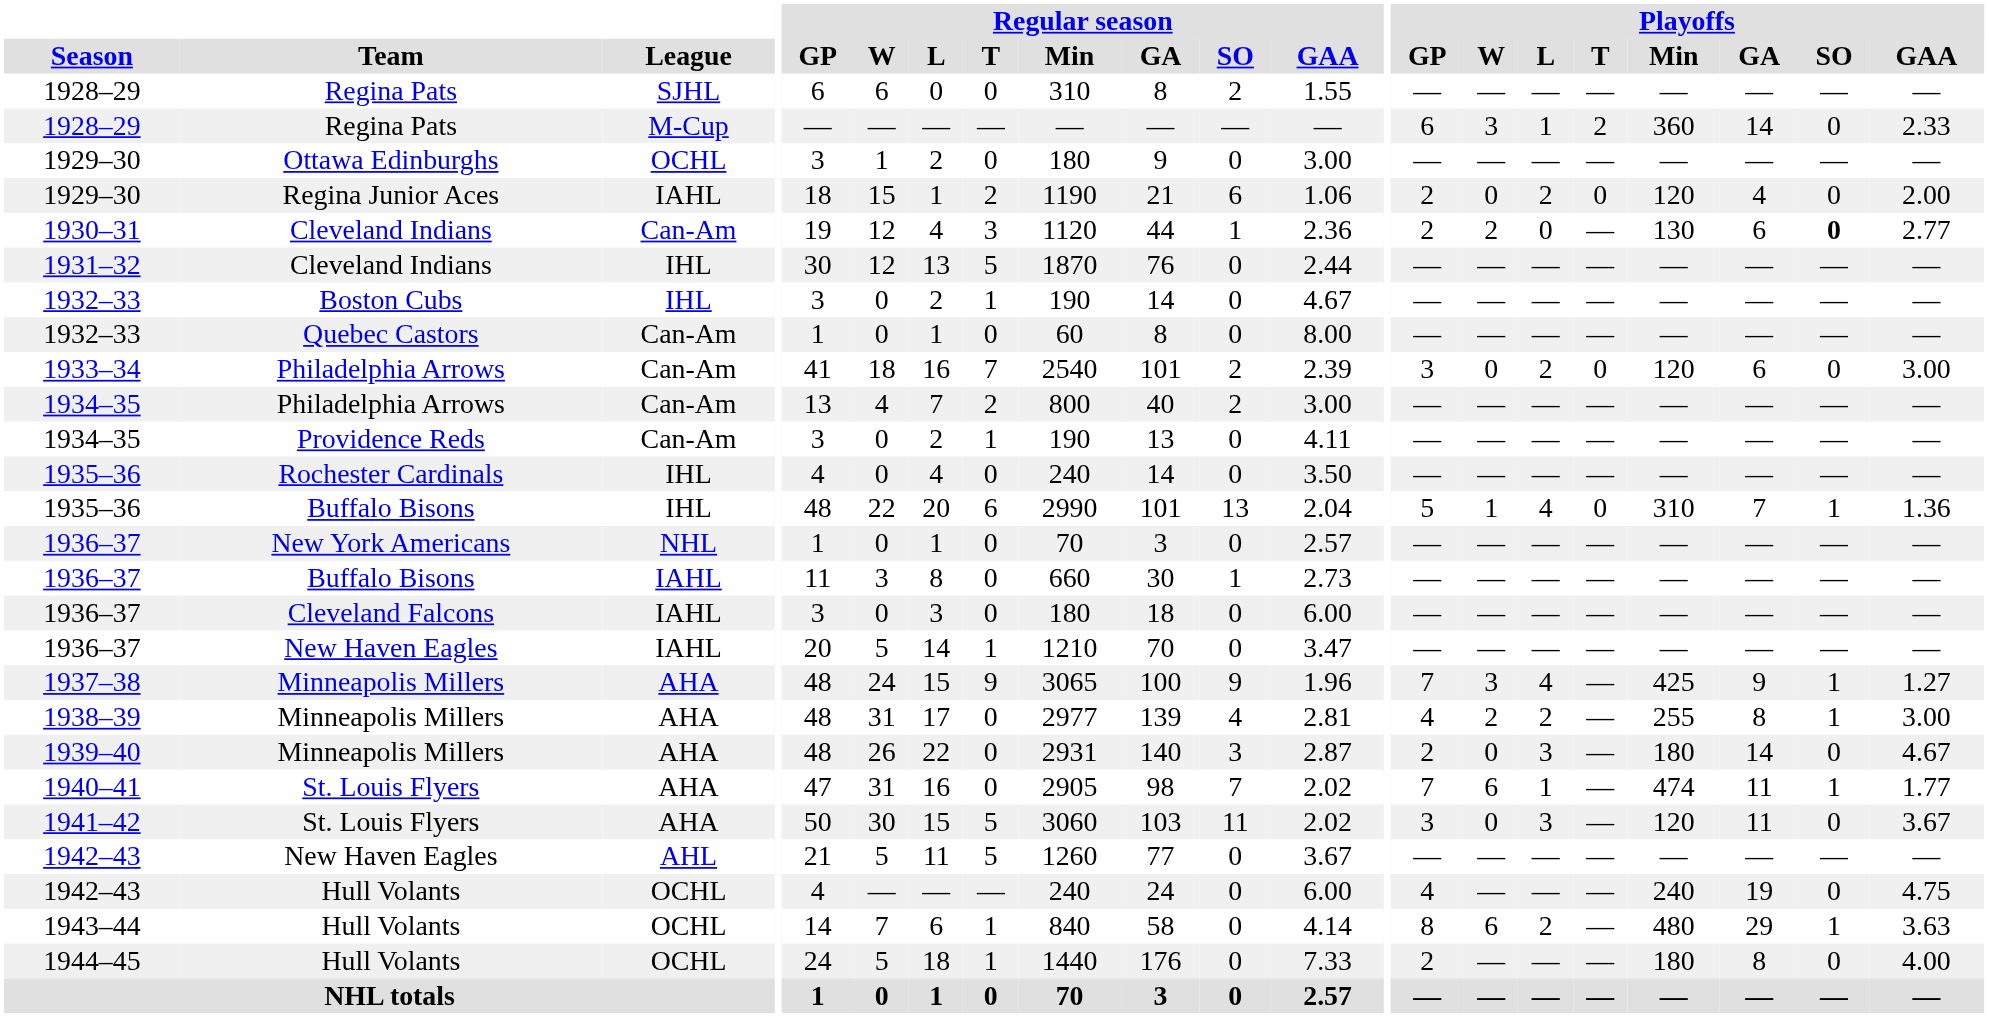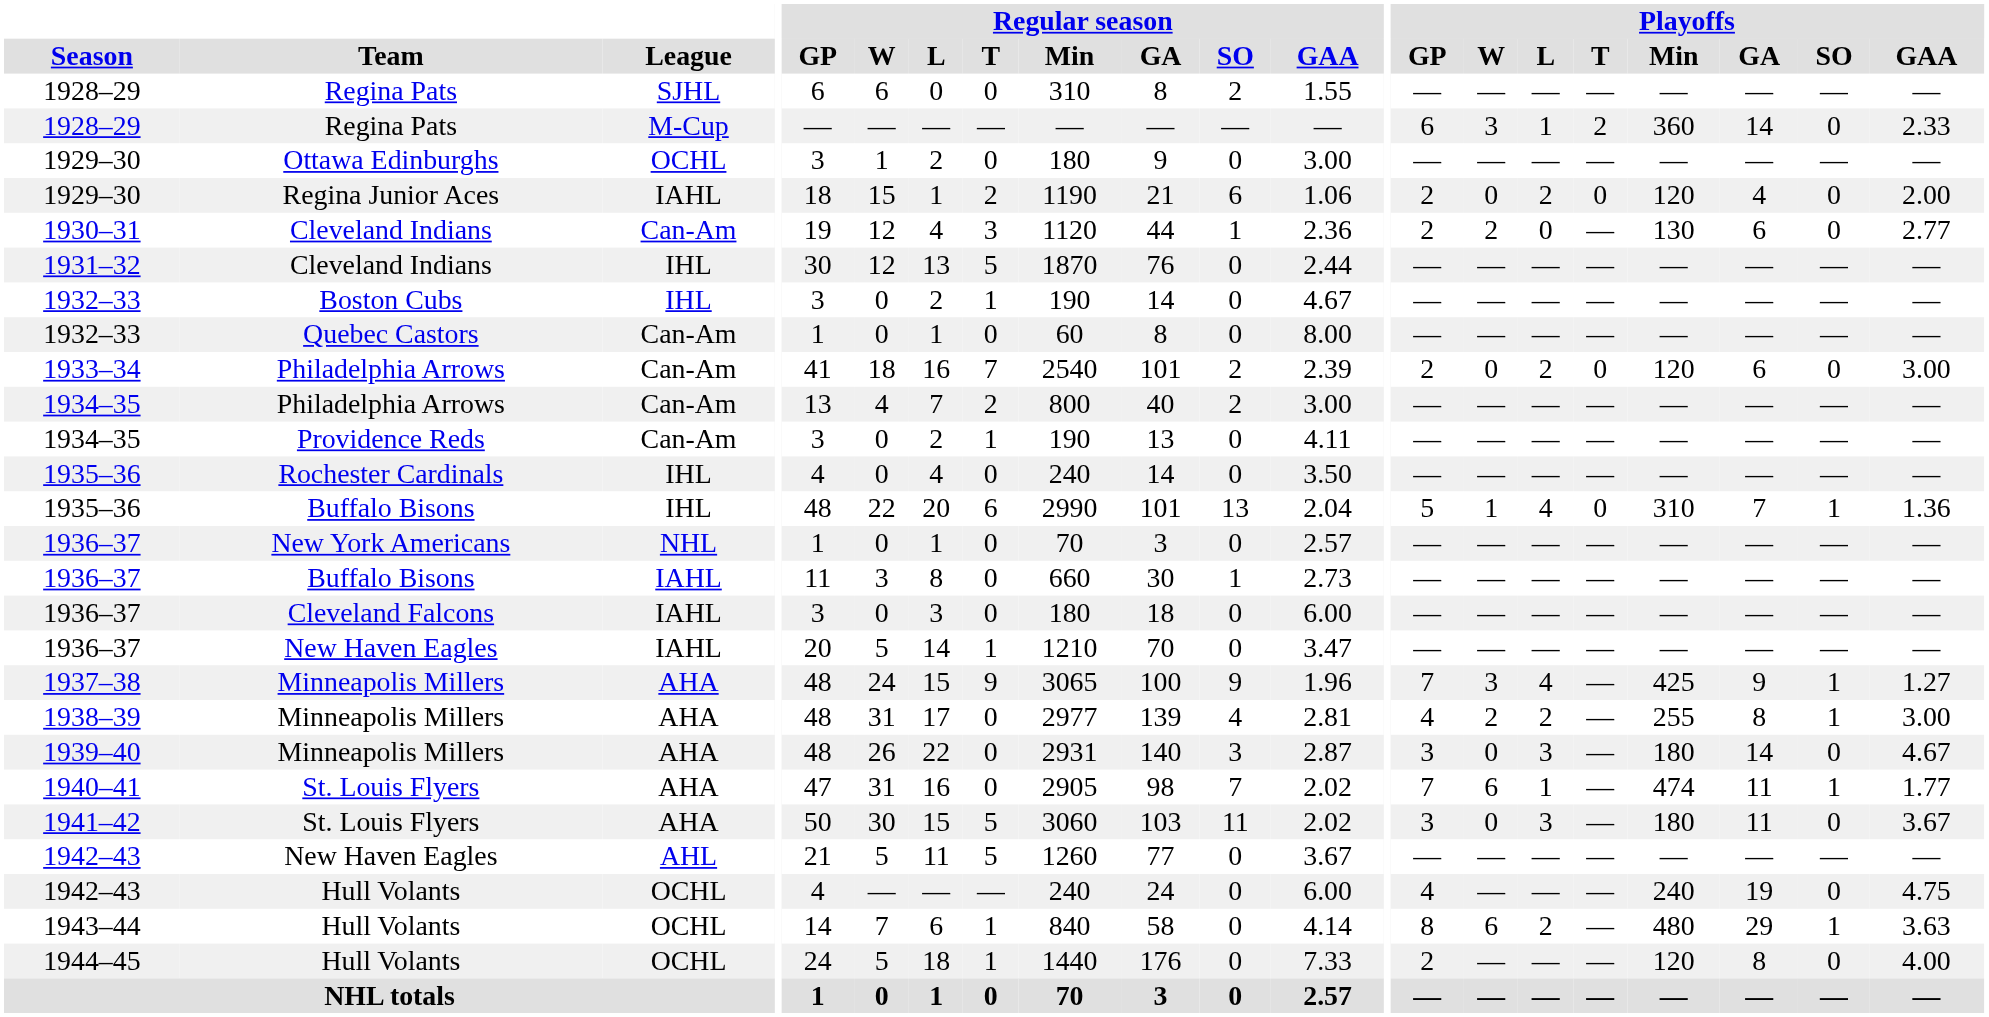(1834, 229) bold -> (1834, 229) normal
(1427, 369) 3 -> (1427, 369) 2
(1427, 751) 2 -> (1427, 751) 3
(1674, 821) 120 -> (1674, 821) 180
(1674, 960) 180 -> (1674, 960) 120
